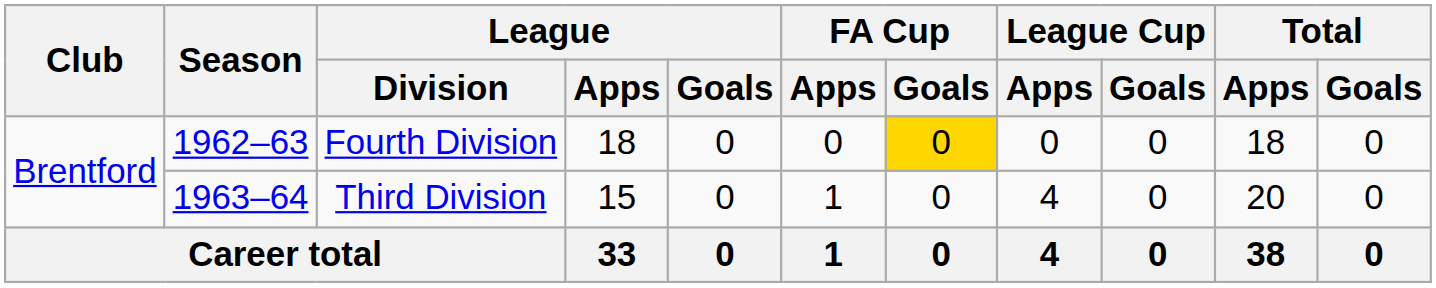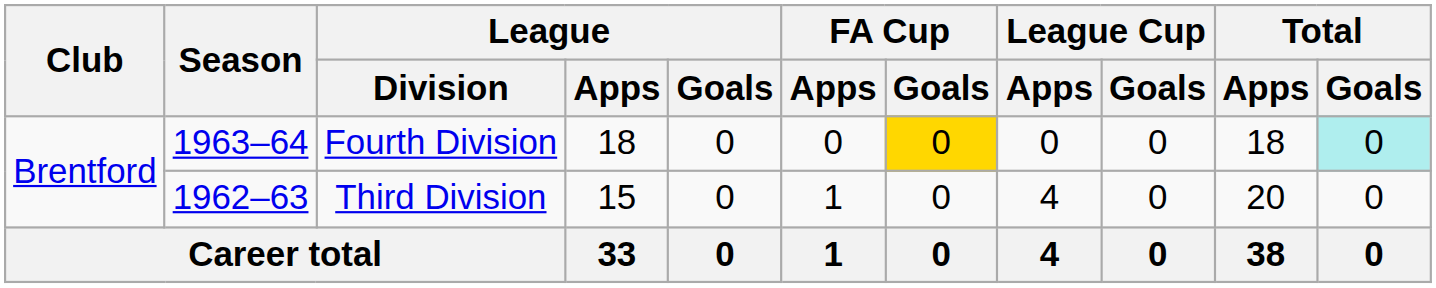(241, 142) 1962–63 -> (241, 142) 1963–64
(1374, 142) no background -> (1374, 142) paleturquoise background
(241, 198) 1963–64 -> (241, 198) 1962–63
